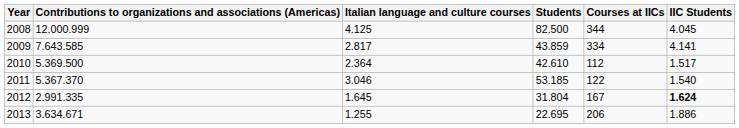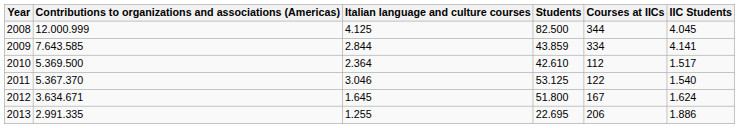(358, 47) 2.817 -> (358, 47) 2.844
(552, 81) 53.185 -> (552, 81) 53.125
(59, 98) 2.991.335 -> (59, 98) 3.634.671
(552, 98) 31.804 -> (552, 98) 51.800
(683, 98) bold -> (683, 98) normal
(59, 115) 3.634.671 -> (59, 115) 2.991.335
